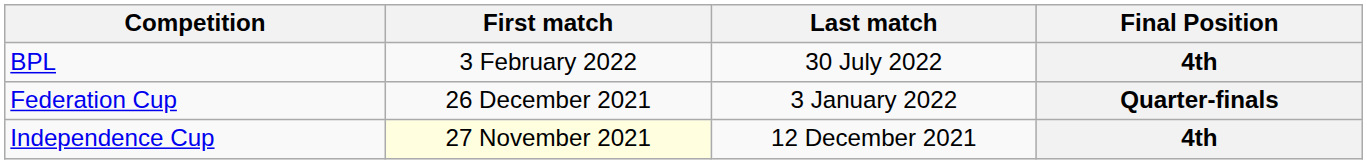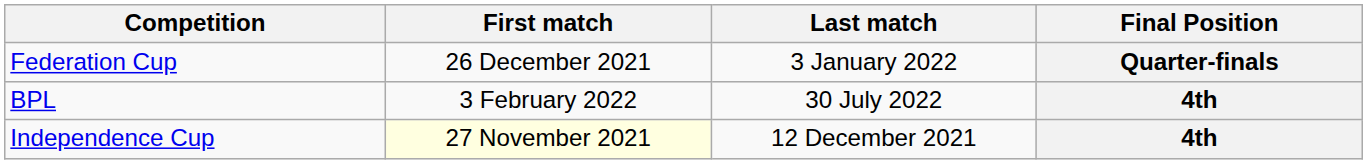rows swapped: (33, 61) <-> (94, 100)
